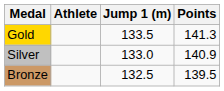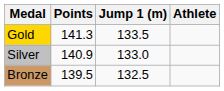columns swapped: (76, 14) <-> (197, 14)
